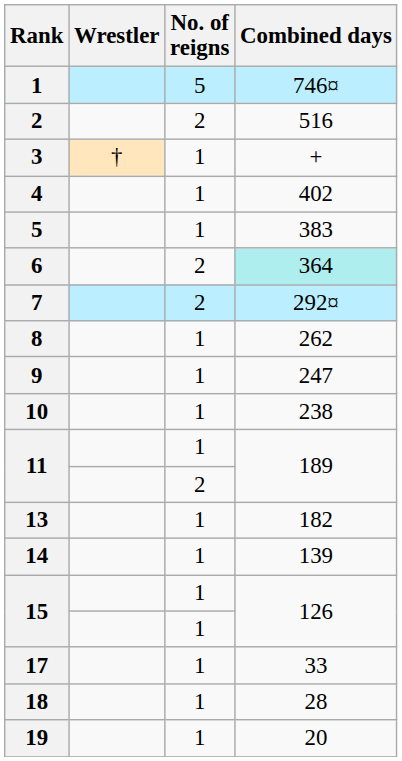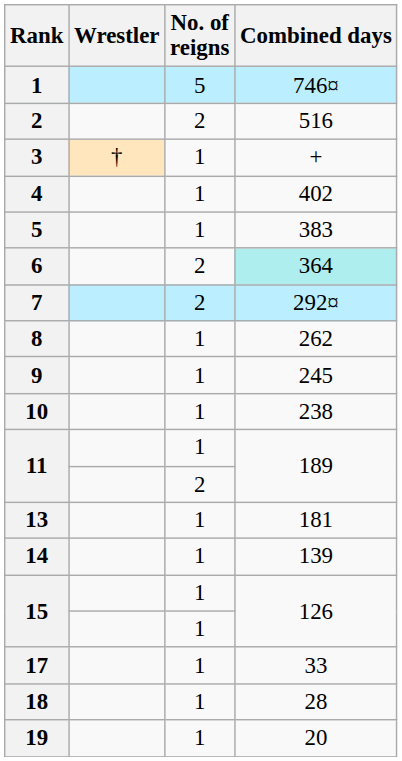(316, 374) 247 -> (316, 374) 245
(316, 520) 182 -> (316, 520) 181
